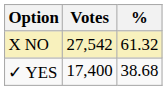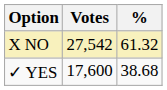(90, 71) 17,400 -> (90, 71) 17,600
